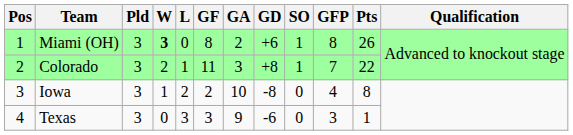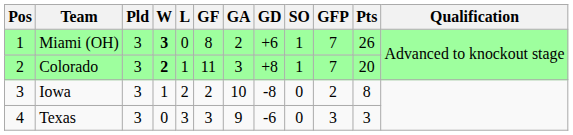(333, 42) 8 -> (333, 42) 7
(164, 67) normal -> (164, 67) bold
(367, 67) 22 -> (367, 67) 20
(333, 92) 4 -> (333, 92) 2
(367, 117) 1 -> (367, 117) 3
